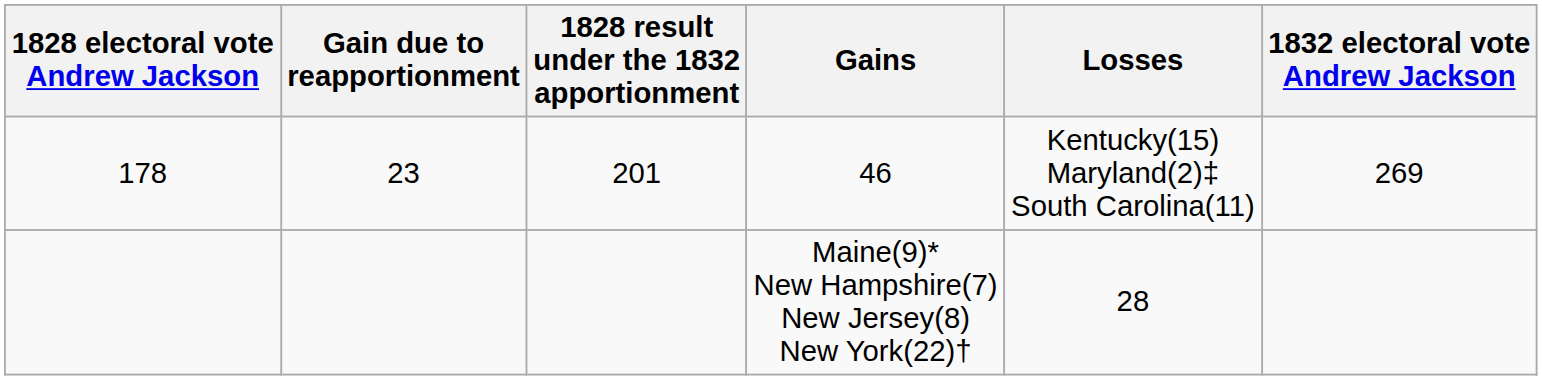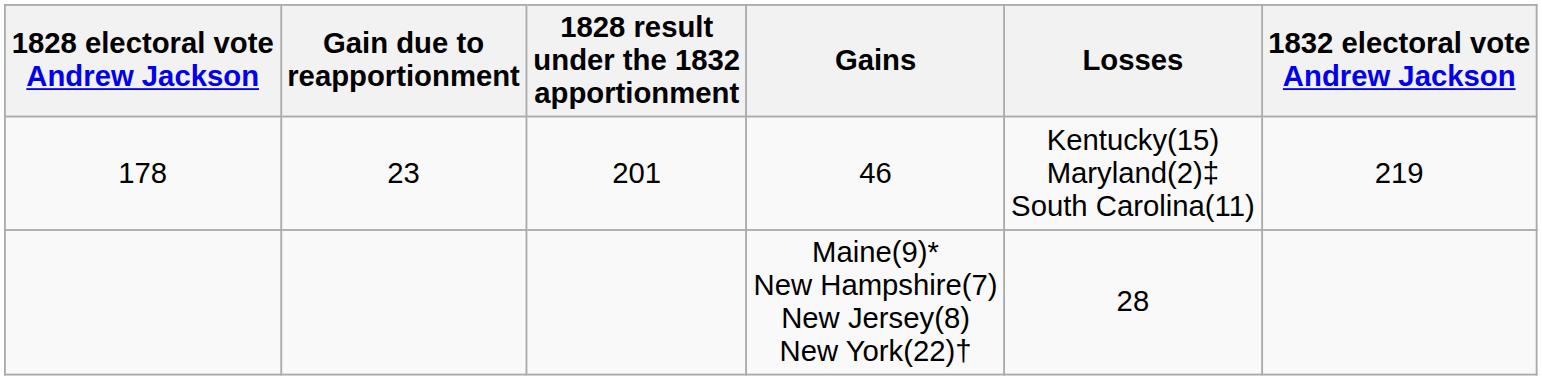(1399, 172) 269 -> (1399, 172) 219
